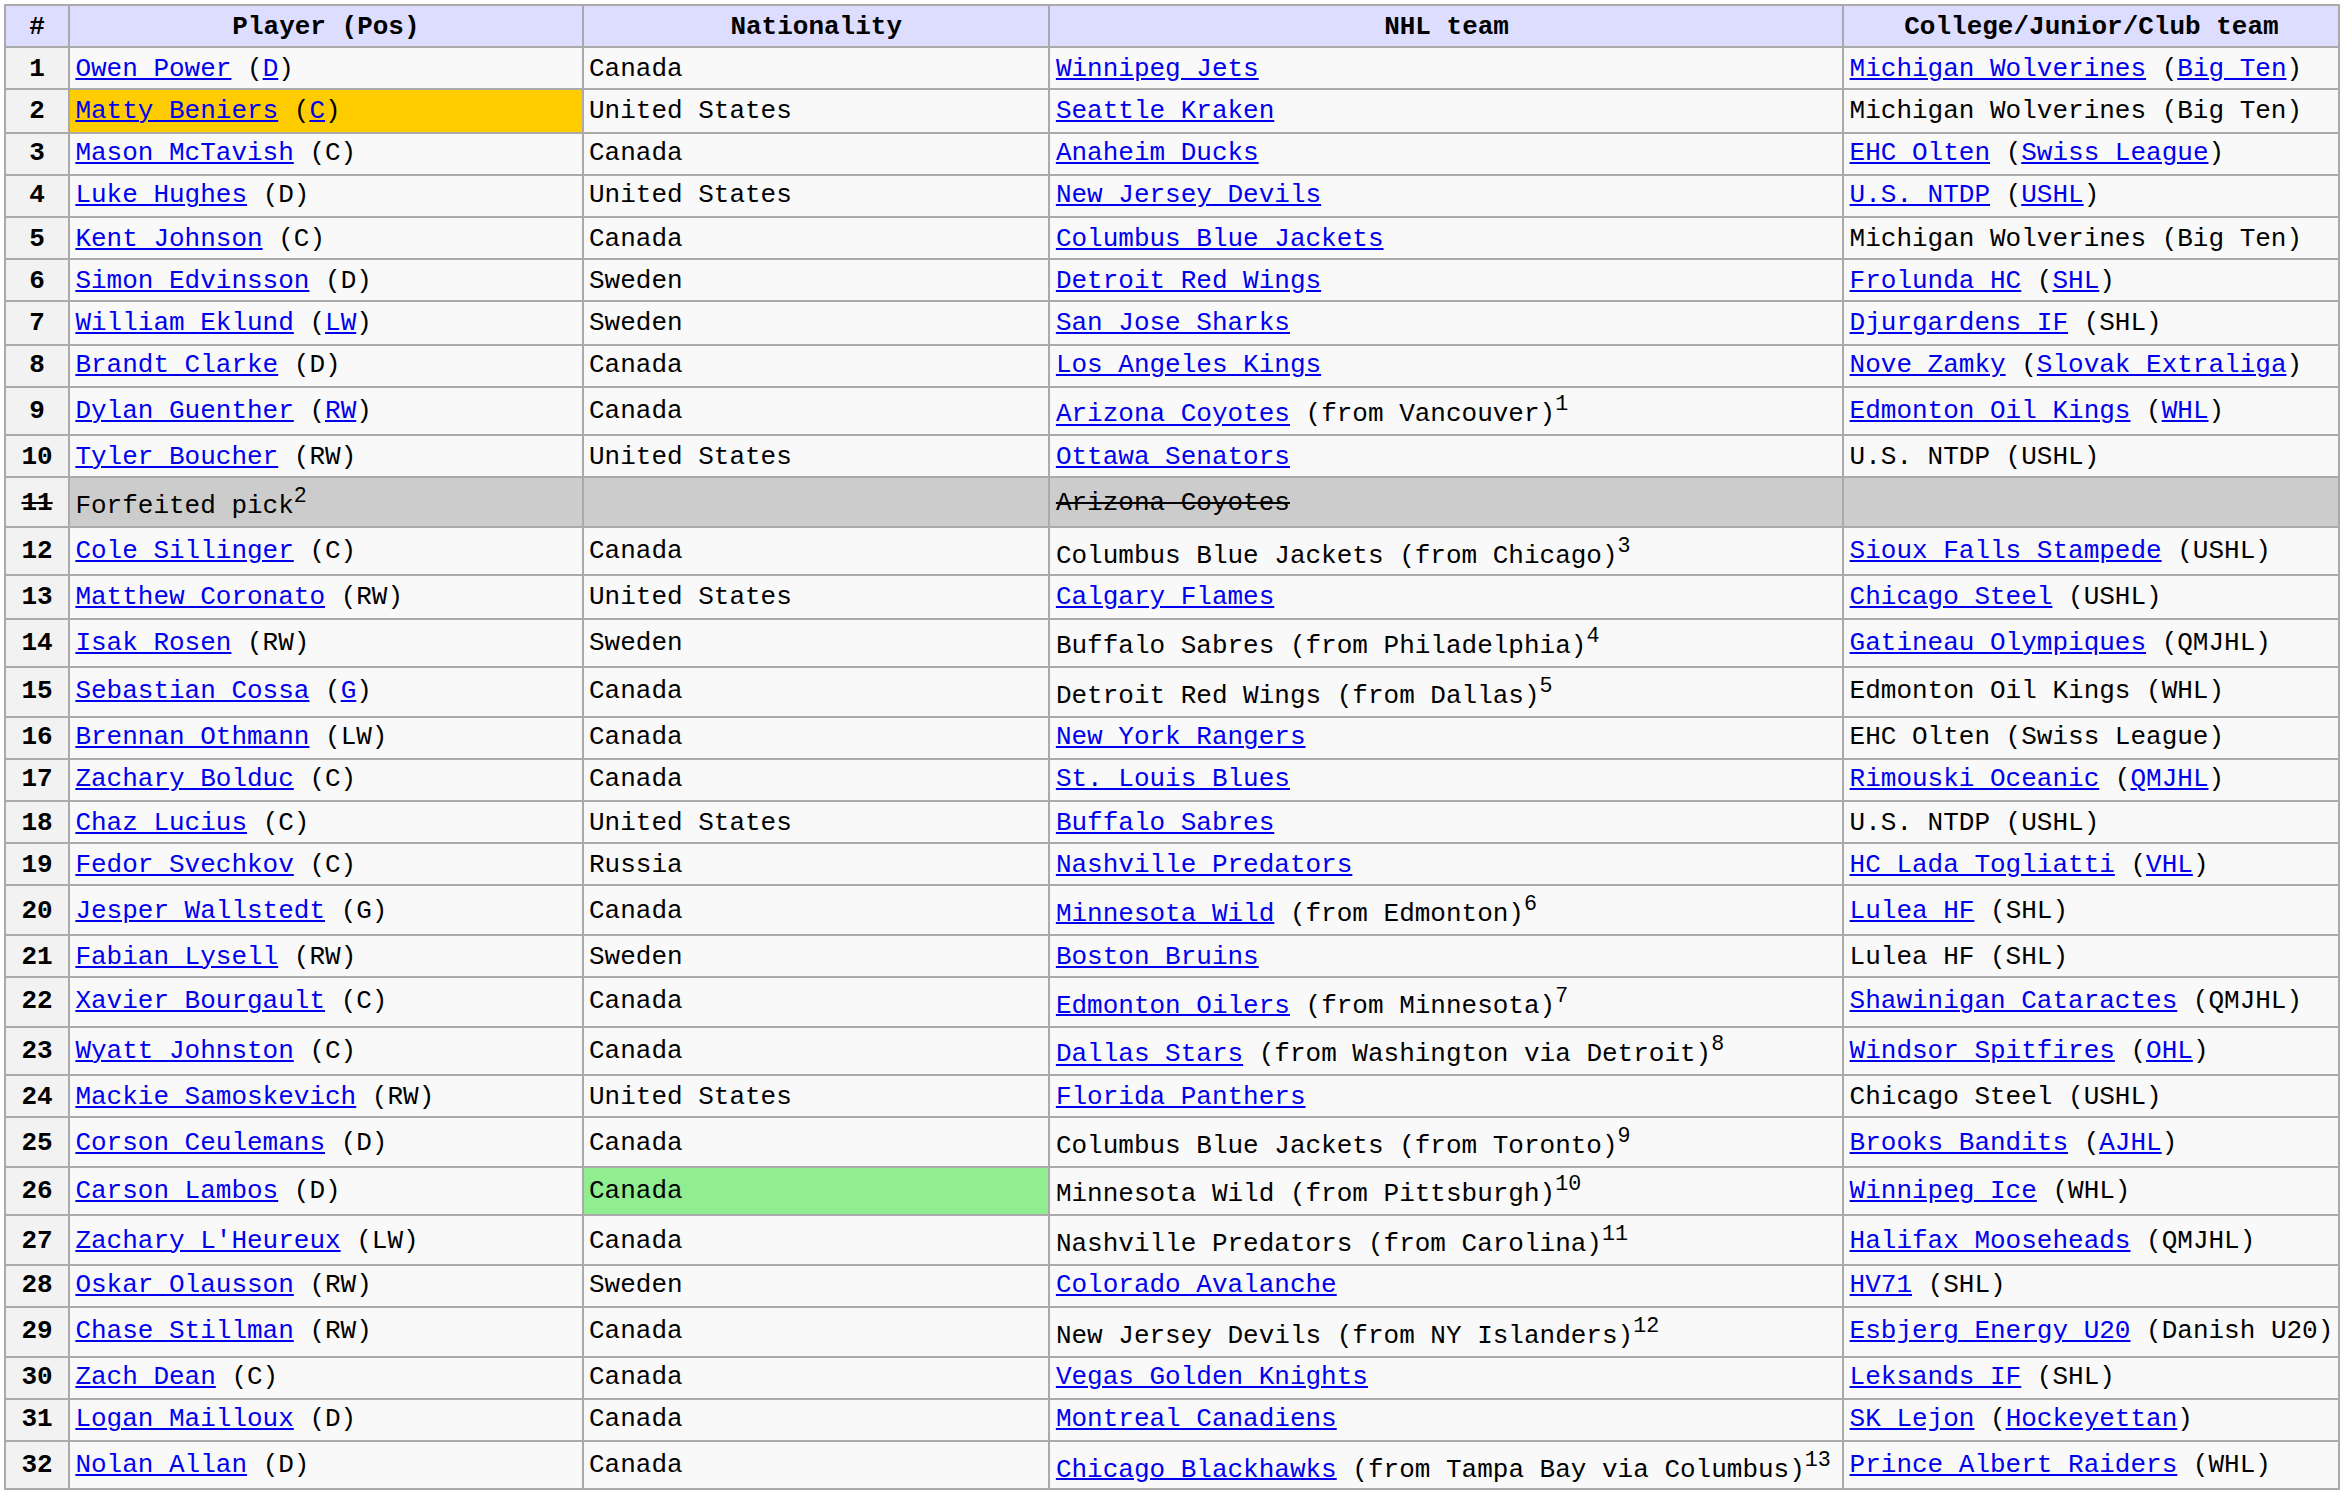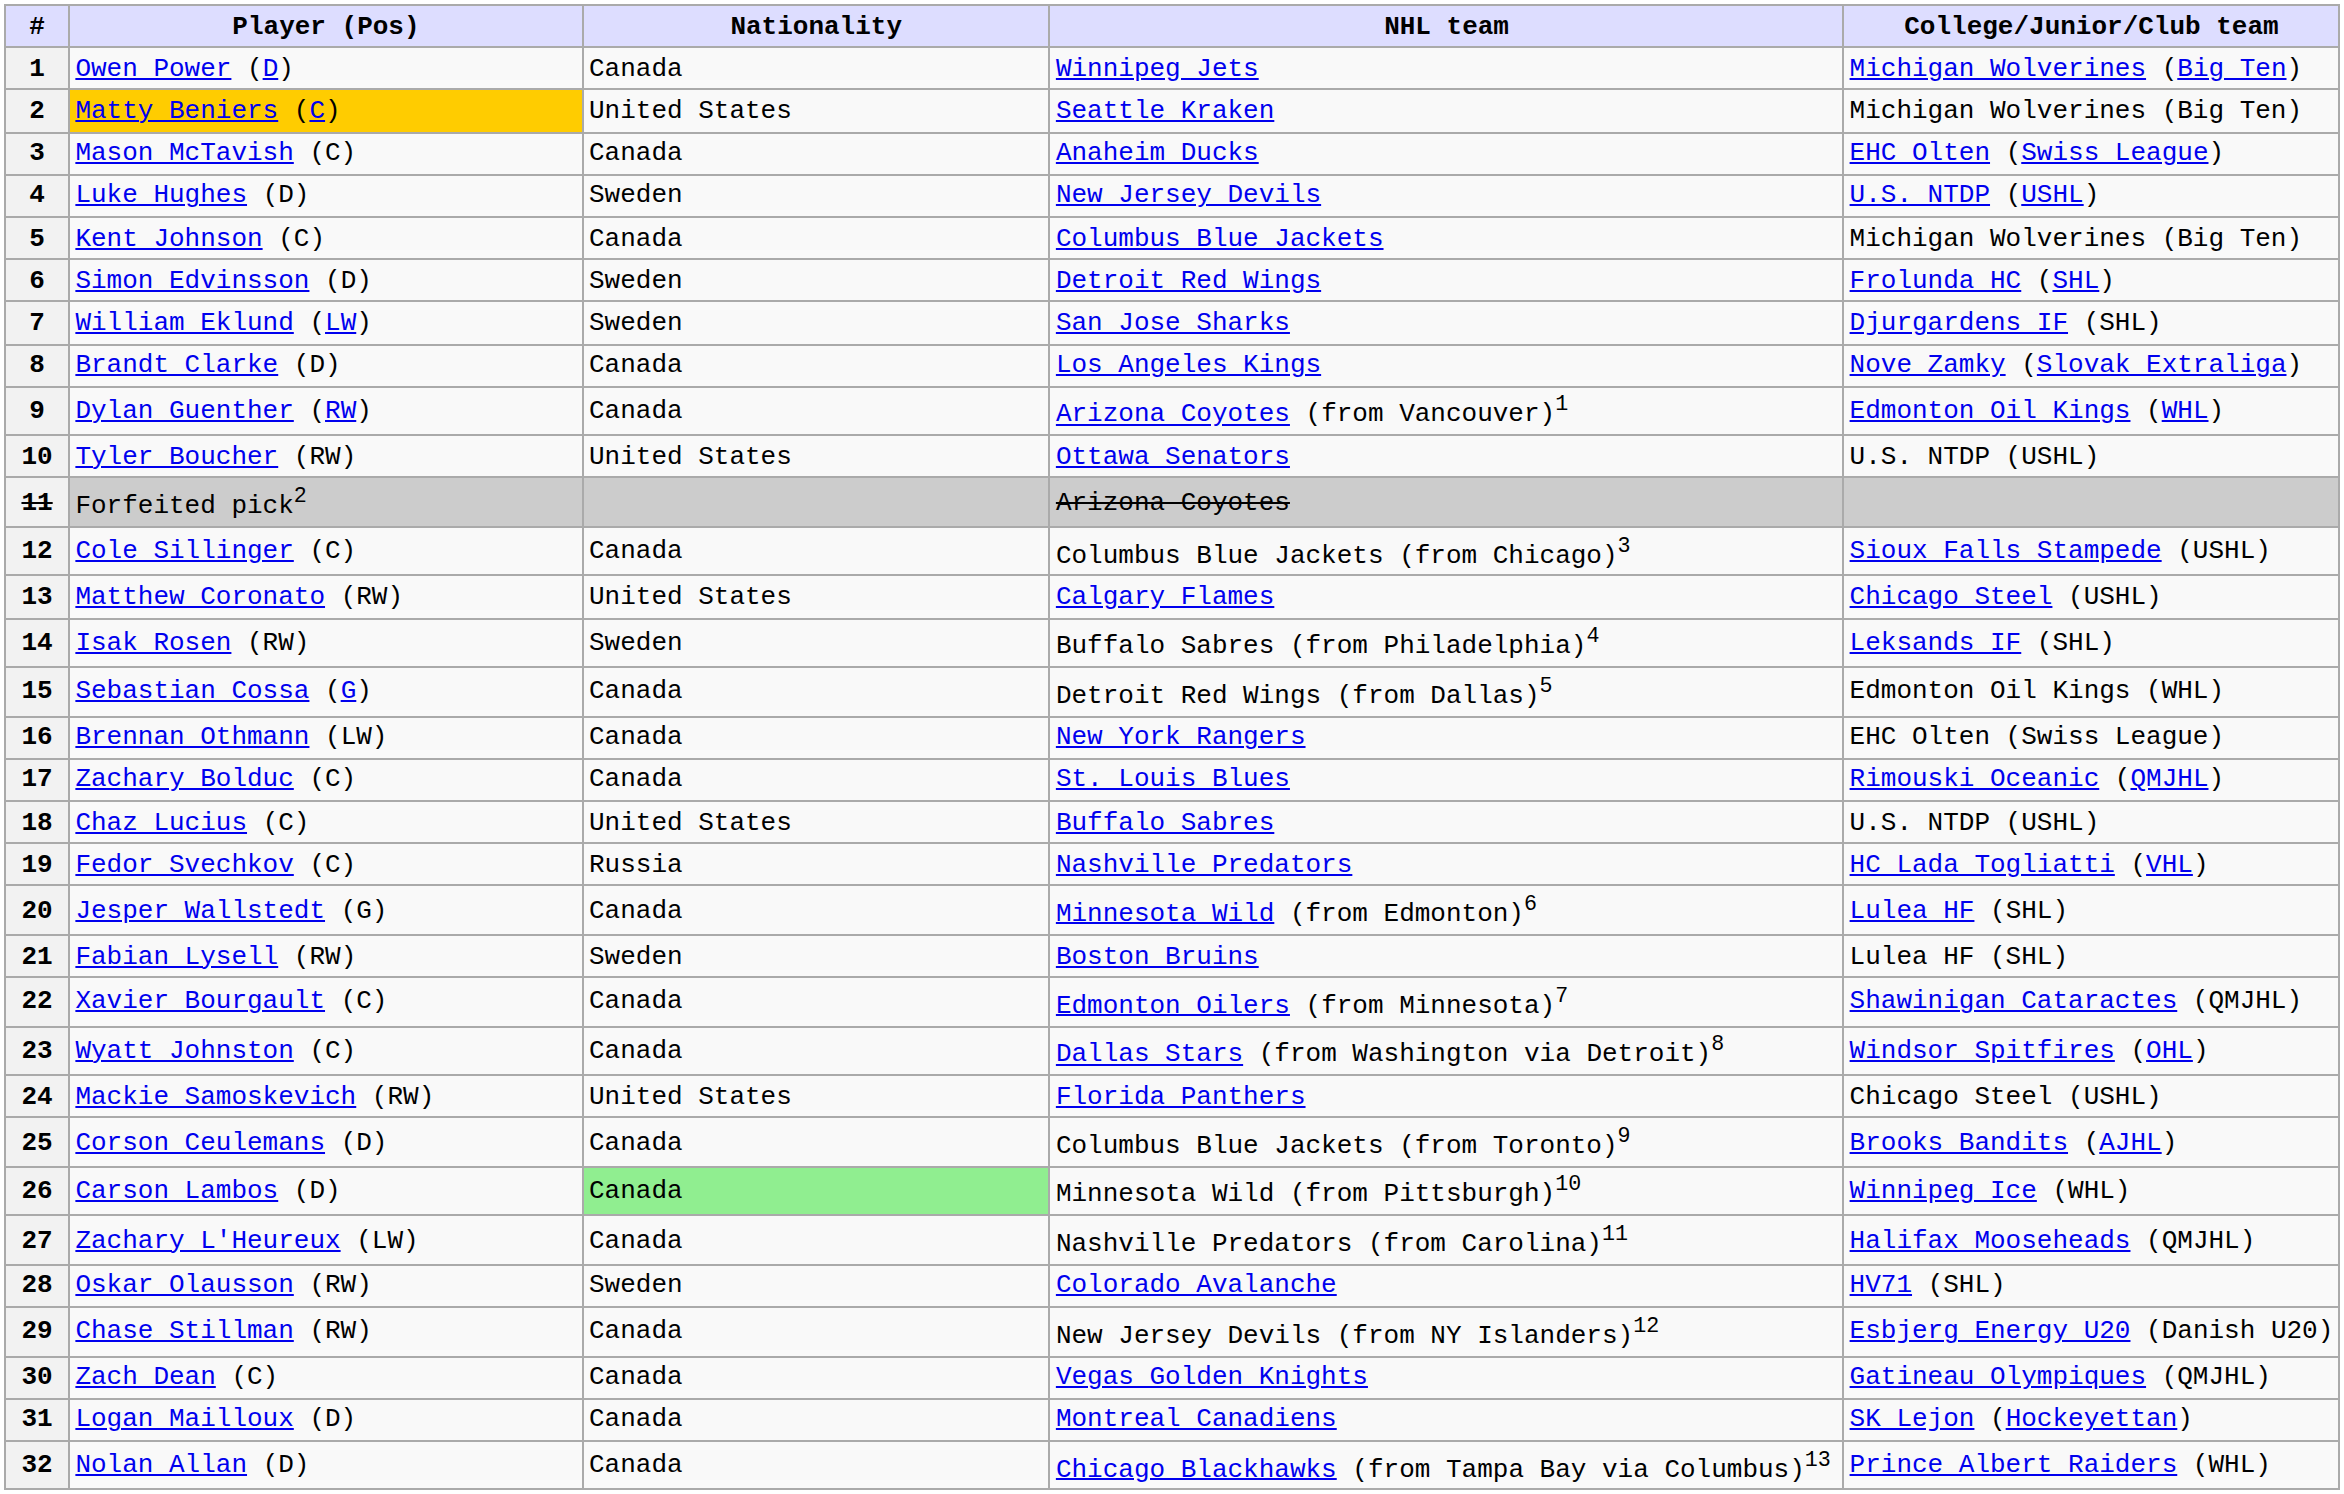(690, 196) United States -> (636, 196) Sweden
(2060, 643) Gatineau Olympiques (QMJHL) -> (1982, 643) Leksands IF (SHL)
(1982, 1377) Leksands IF (SHL) -> (2060, 1377) Gatineau Olympiques (QMJHL)
